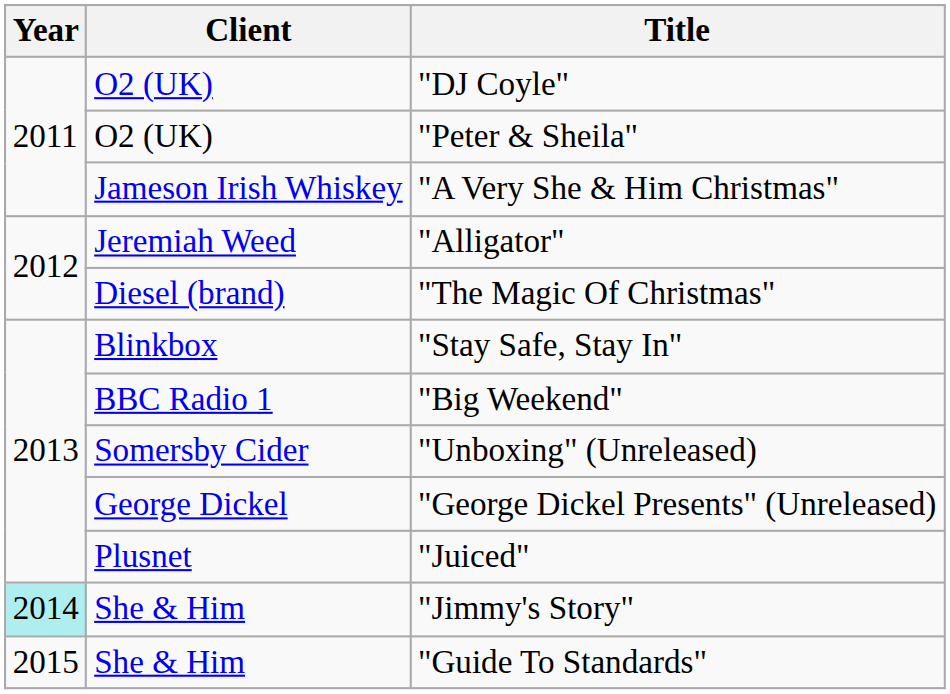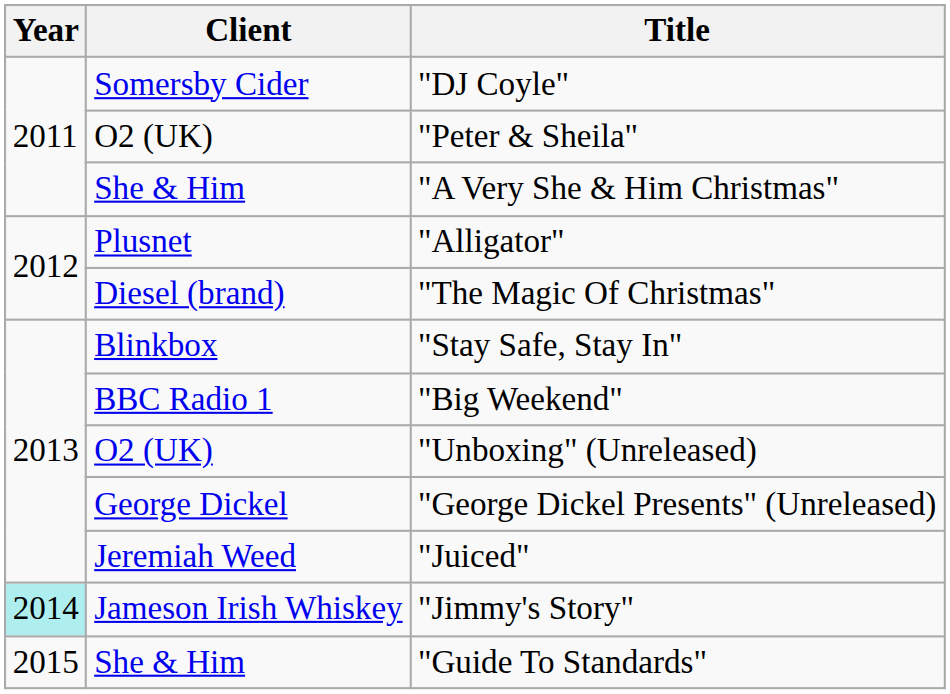(154, 83) O2 (UK) -> (201, 83) Somersby Cider
(248, 188) Jameson Irish Whiskey -> (170, 188) She & Him
(195, 240) Jeremiah Weed -> (143, 240) Plusnet
(201, 450) Somersby Cider -> (154, 450) O2 (UK)
(143, 556) Plusnet -> (195, 556) Jeremiah Weed
(170, 608) She & Him -> (248, 608) Jameson Irish Whiskey
